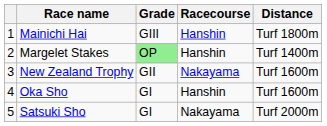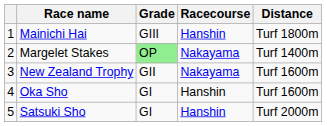(203, 53) Hanshin -> (210, 53) Nakayama
(210, 111) Nakayama -> (203, 111) Hanshin
